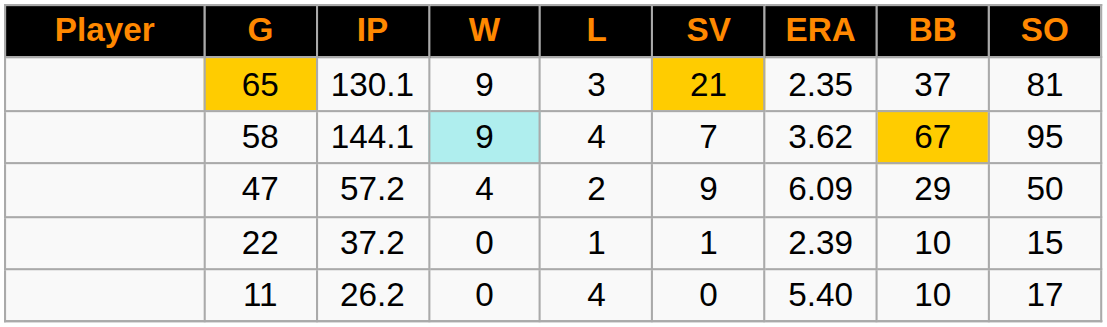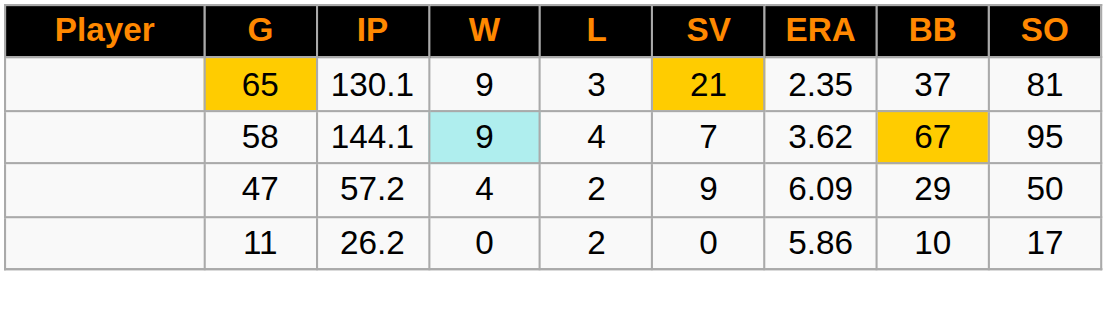- row: (260, 242)
(597, 294) 4 -> (597, 242) 2
(821, 294) 5.40 -> (821, 242) 5.86
